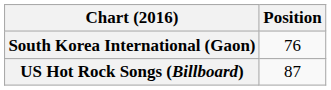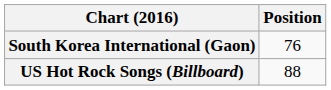(293, 71) 87 -> (293, 71) 88
